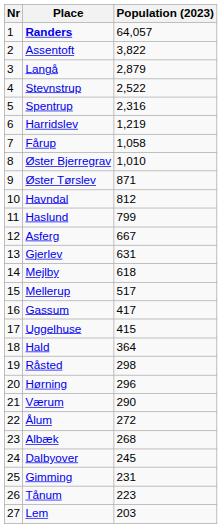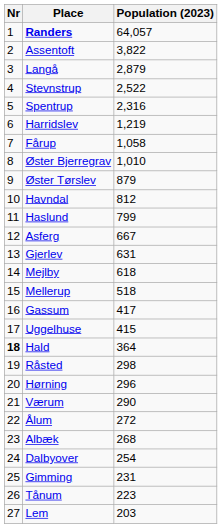(126, 180) 871 -> (126, 180) 879
(126, 291) 517 -> (126, 291) 518
(14, 347) normal -> (14, 347) bold
(126, 458) 245 -> (126, 458) 254
